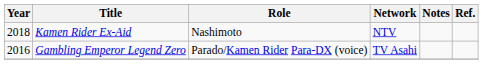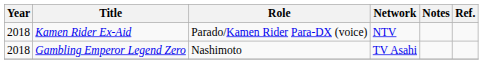(216, 31) Nashimoto -> (279, 31) Parado/Kamen Rider Para-DX (voice)
(19, 50) 2016 -> (19, 50) 2018
(279, 50) Parado/Kamen Rider Para-DX (voice) -> (216, 50) Nashimoto
